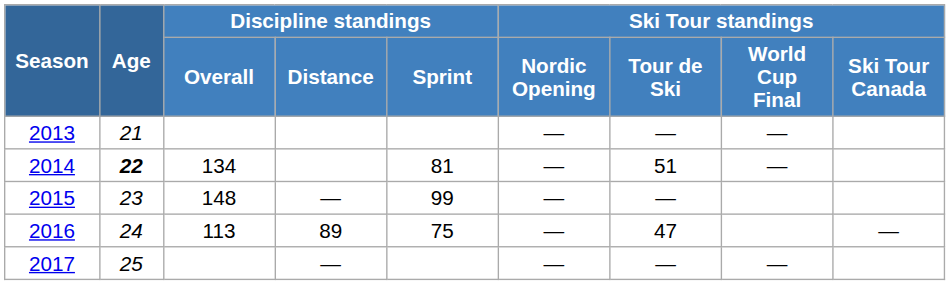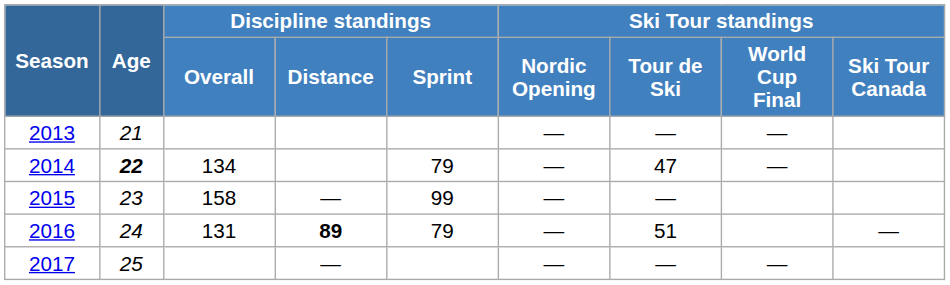(442, 166) 81 -> (442, 166) 79
(665, 166) 51 -> (665, 166) 47
(219, 198) 148 -> (219, 198) 158
(219, 231) 113 -> (219, 231) 131
(331, 231) normal -> (331, 231) bold
(442, 231) 75 -> (442, 231) 79
(665, 231) 47 -> (665, 231) 51
